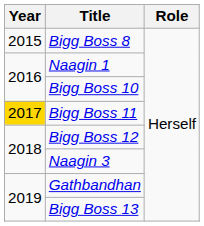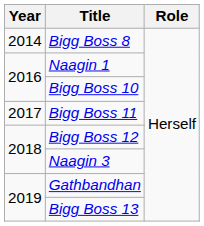(25, 40) 2015 -> (25, 40) 2014
(25, 112) gold background -> (25, 112) no background
